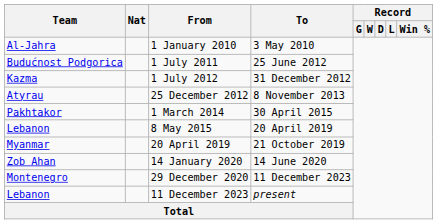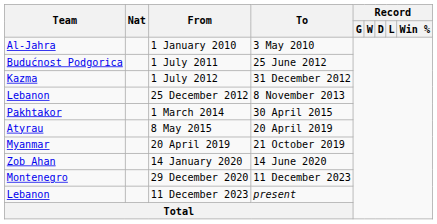(25, 95) Atyrau -> (28, 95) Lebanon
(28, 128) Lebanon -> (25, 128) Atyrau
